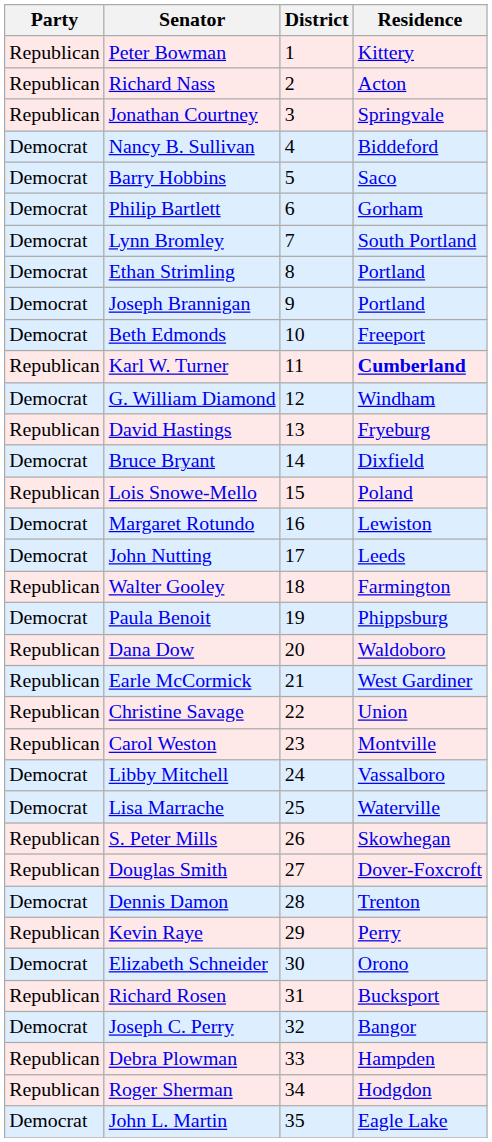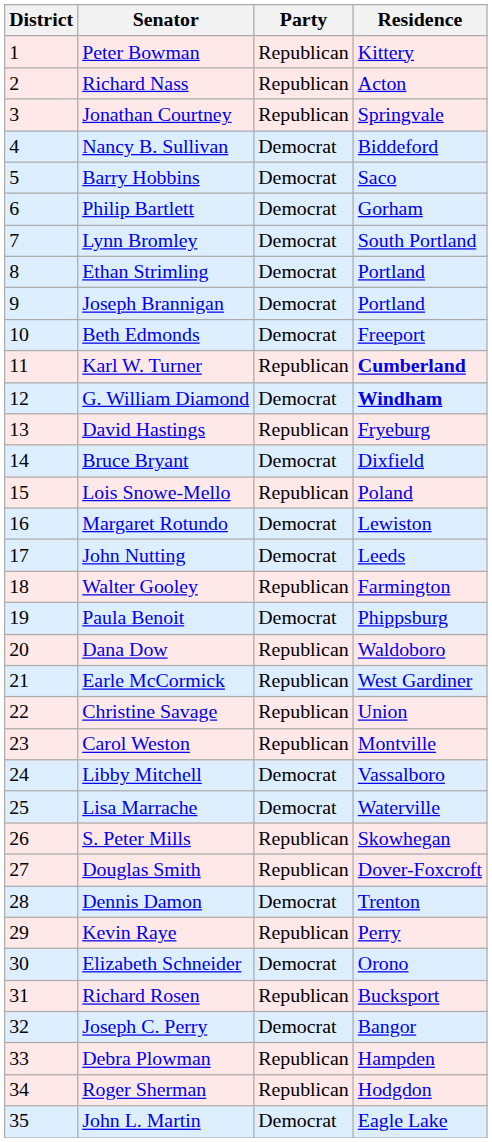columns swapped: (317, 20) <-> (54, 20)
(397, 397) normal -> (400, 397) bold
